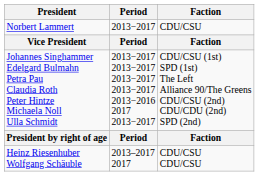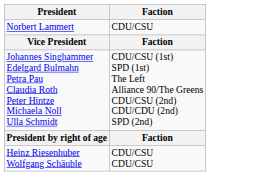- column: (133, 12)
